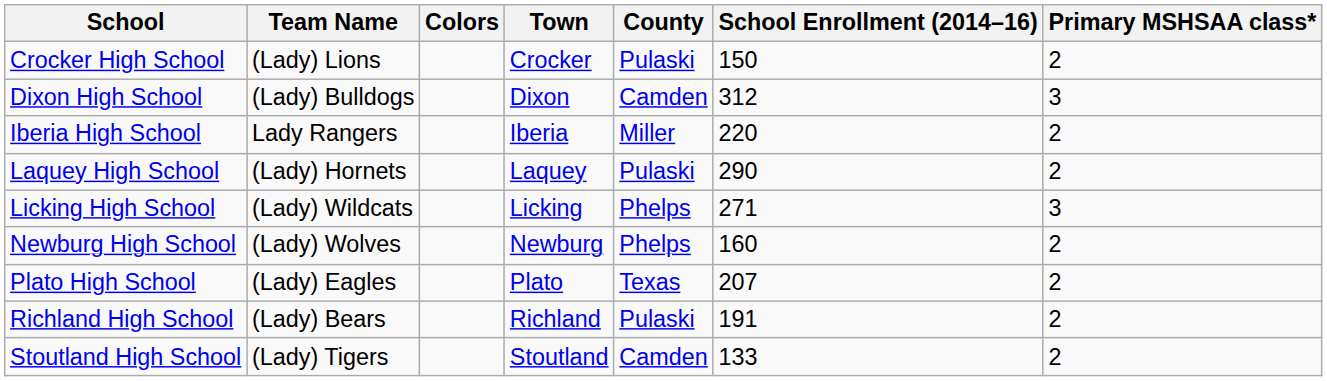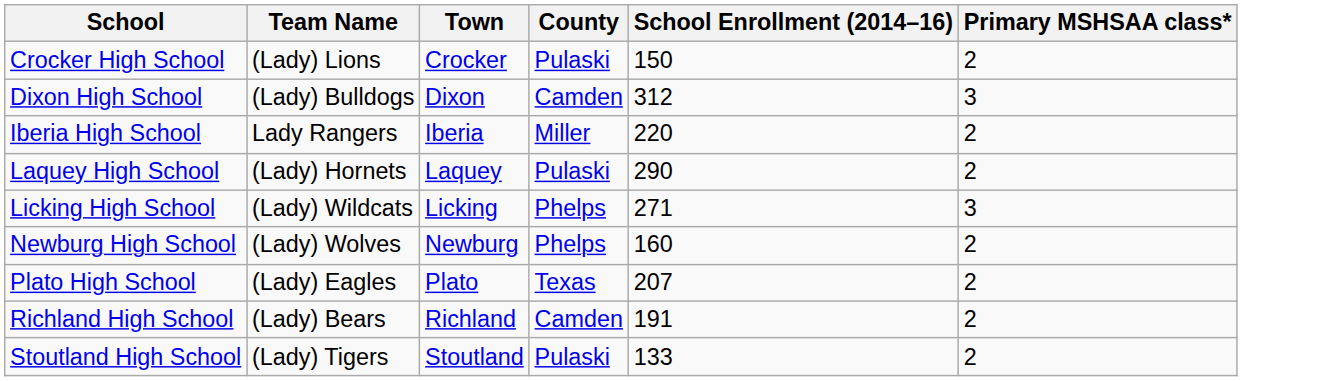- column: (462, 23)
(657, 319) Pulaski -> (579, 319) Camden
(663, 356) Camden -> (572, 356) Pulaski
